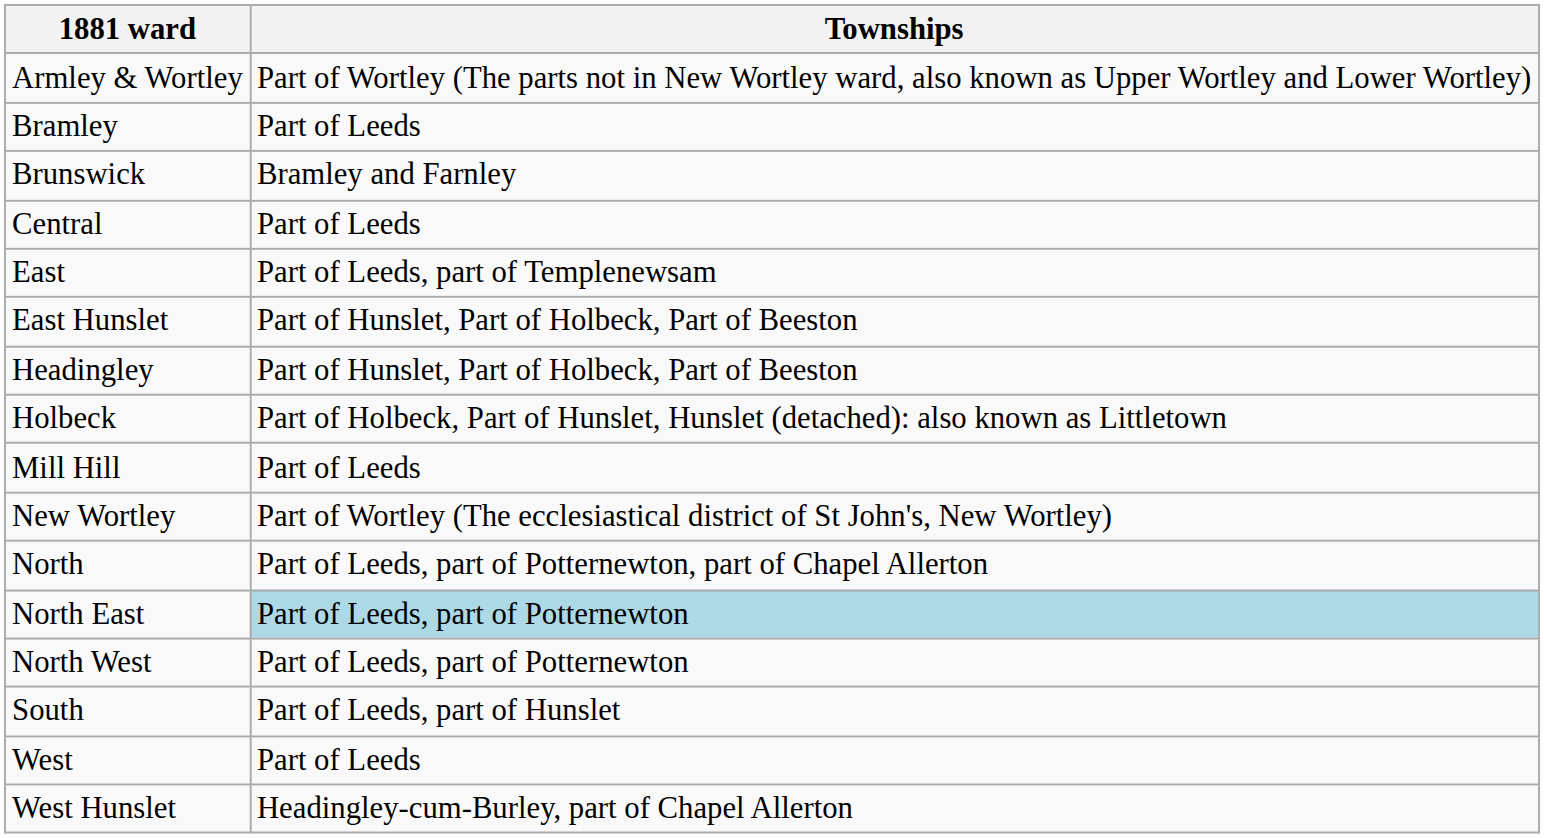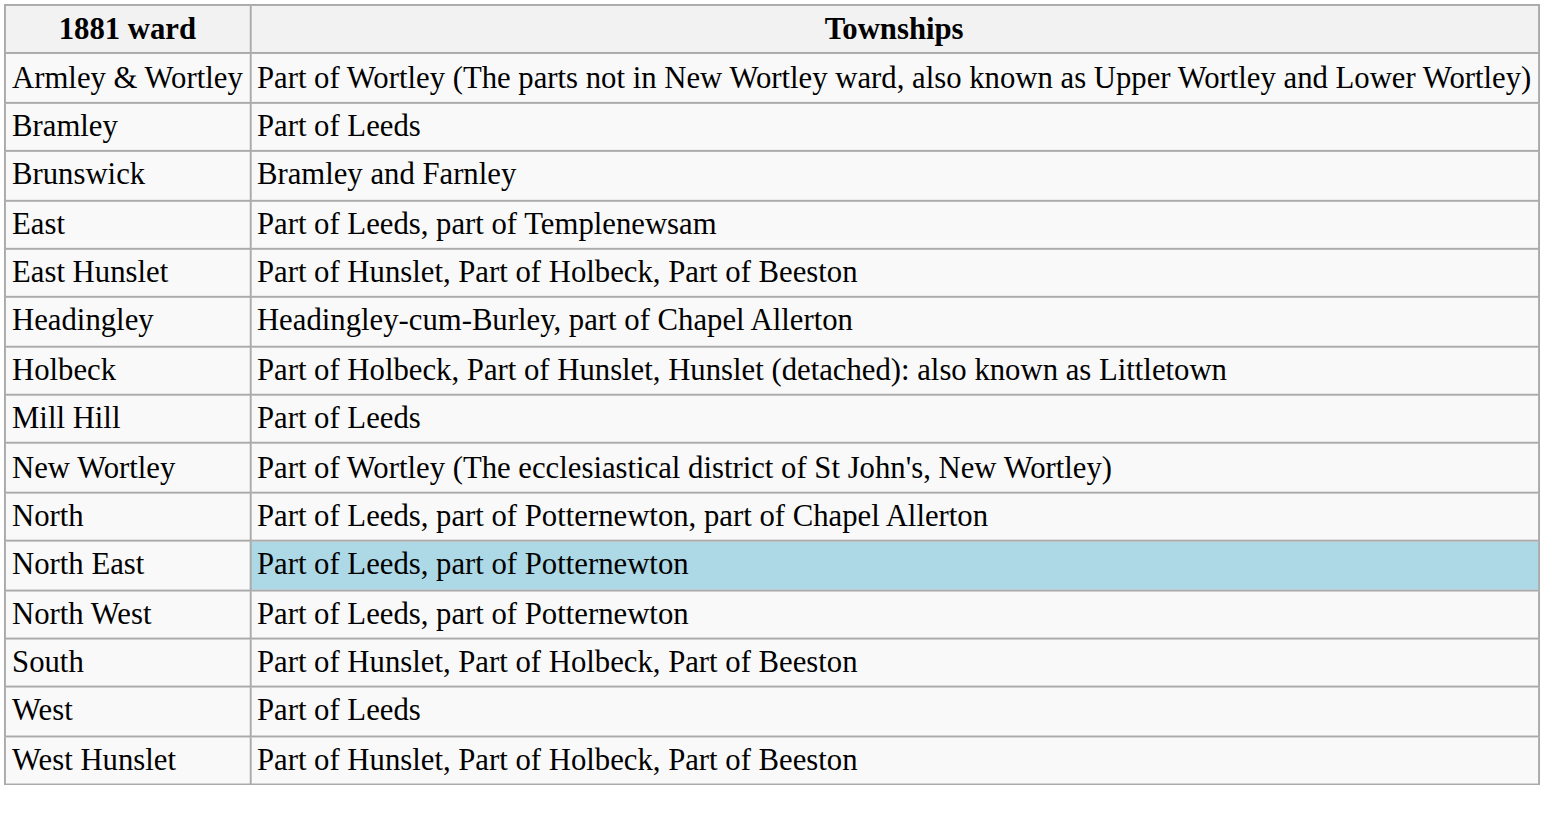- row: (57, 223)
(557, 369) Part of Hunslet, Part of Holbeck, Part of Beeston -> (555, 321) Headingley-cum-Burley, part of Chapel Allerton
(439, 710) Part of Leeds, part of Hunslet -> (557, 662) Part of Hunslet, Part of Holbeck, Part of Beeston
(555, 808) Headingley-cum-Burley, part of Chapel Allerton -> (557, 759) Part of Hunslet, Part of Holbeck, Part of Beeston
